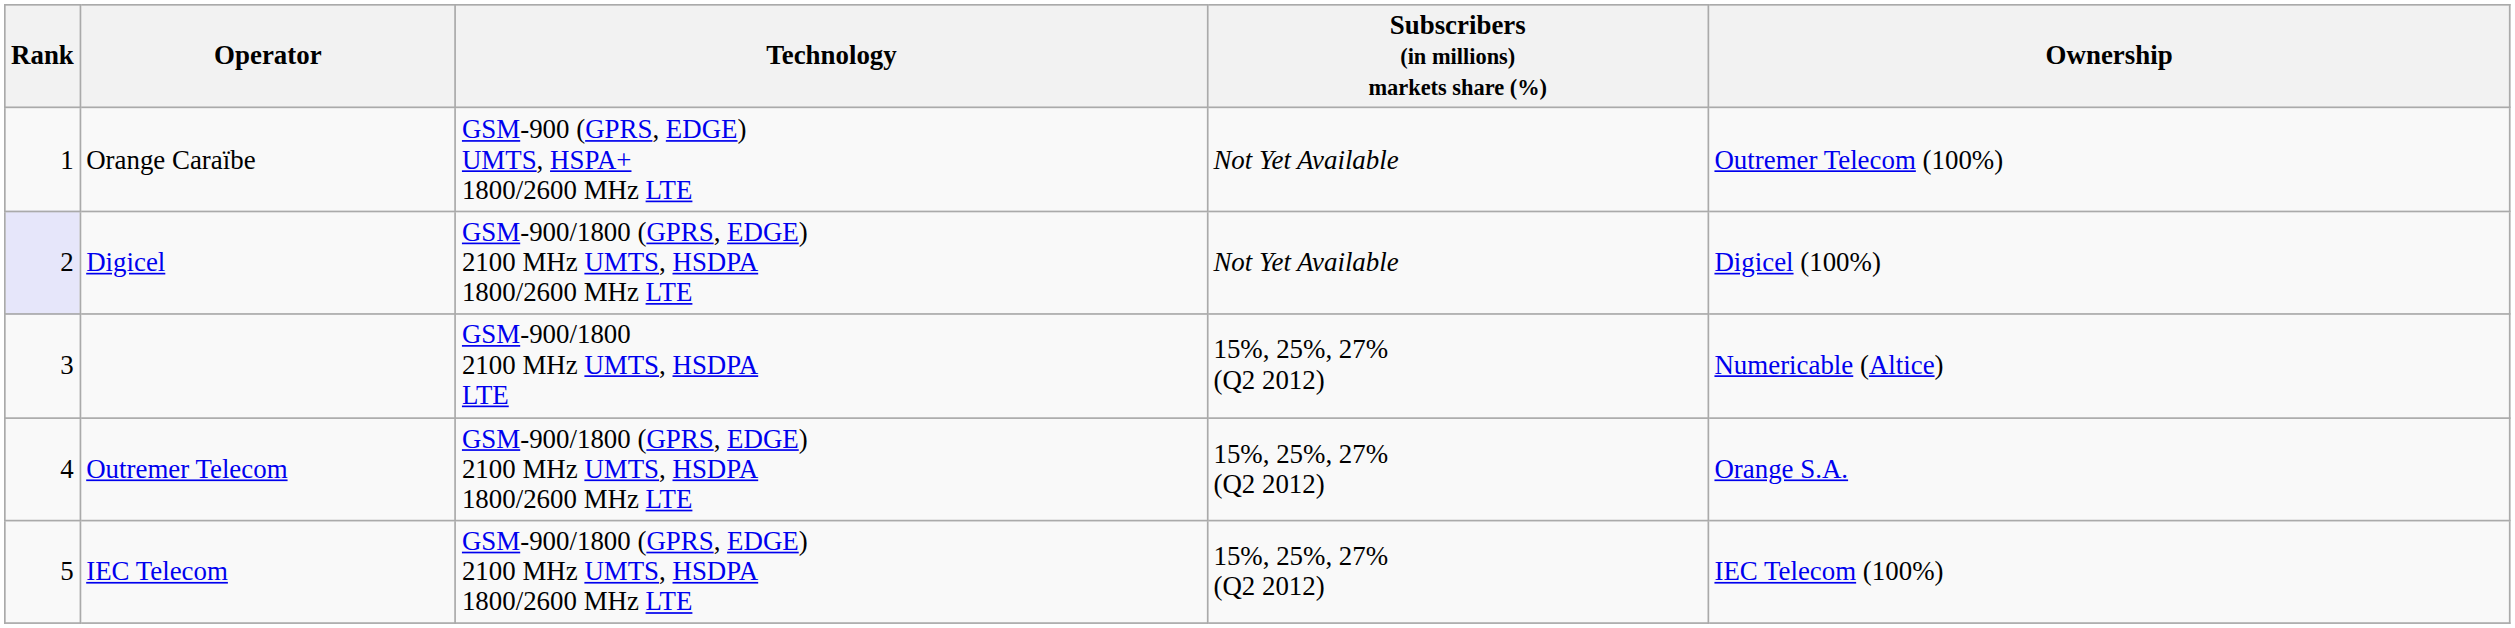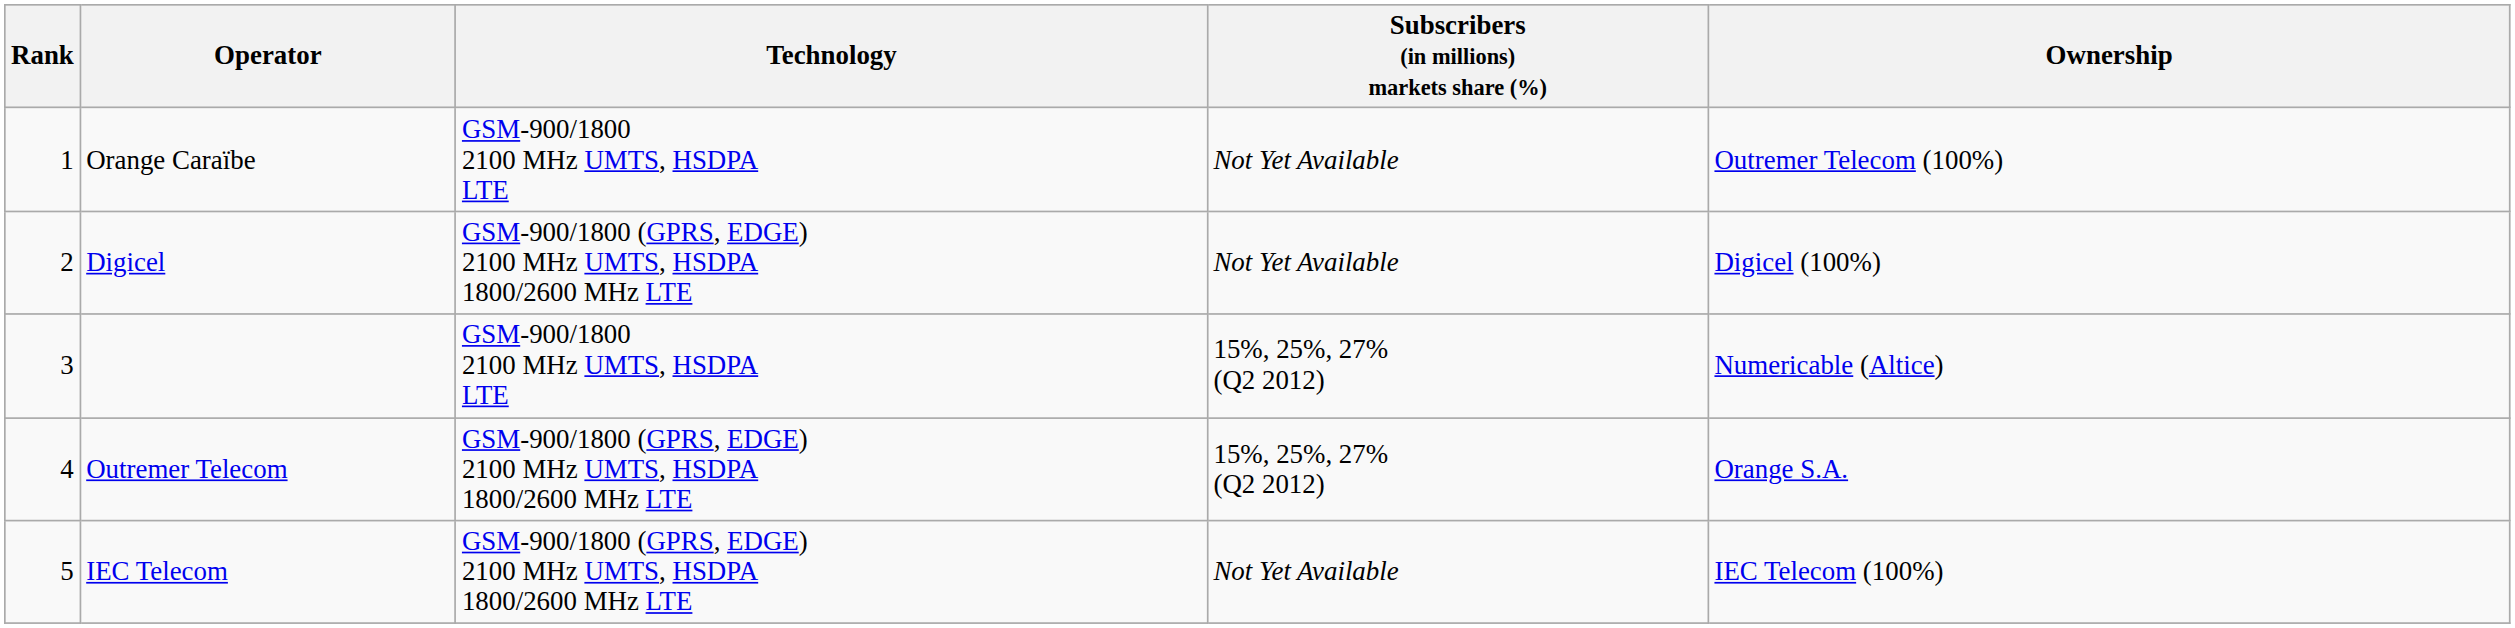(604, 159) GSM-900 (GPRS, EDGE) UMTS, HSPA+ 1800/2600 MHz LTE -> (610, 159) GSM-900/1800 2100 MHz UMTS, HSDPA LTE
(67, 262) lavender background -> (67, 262) no background
(1301, 571) 15%, 25%, 27% (Q2 2012) -> (1306, 571) Not Yet Available
